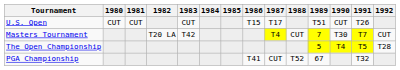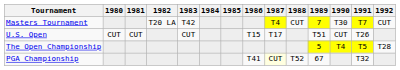rows swapped: (47, 35) <-> (27, 23)
(275, 59) no background -> (275, 59) lightyellow background
